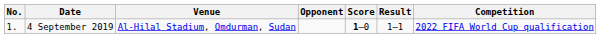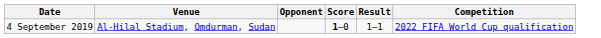- column: (15, 12)
